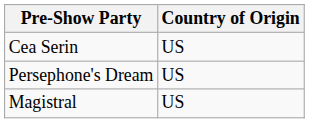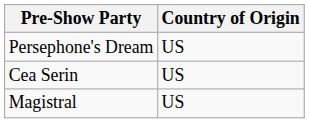rows swapped: (43, 46) <-> (81, 74)
